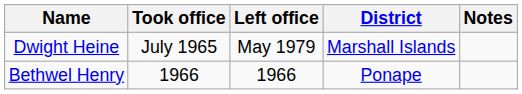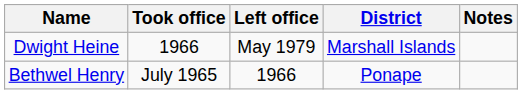(179, 46) July 1965 -> (179, 46) 1966
(179, 74) 1966 -> (179, 74) July 1965
